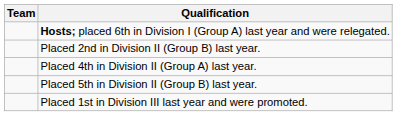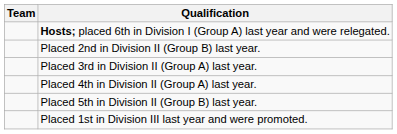+ row: (149, 66)
